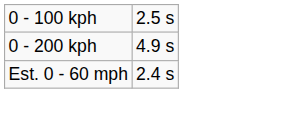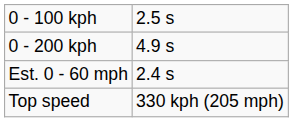+ row: (49, 102)
